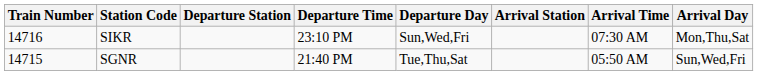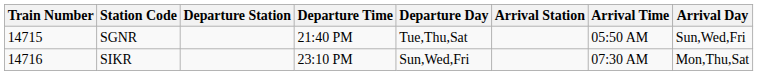rows swapped: (119, 59) <-> (116, 37)
